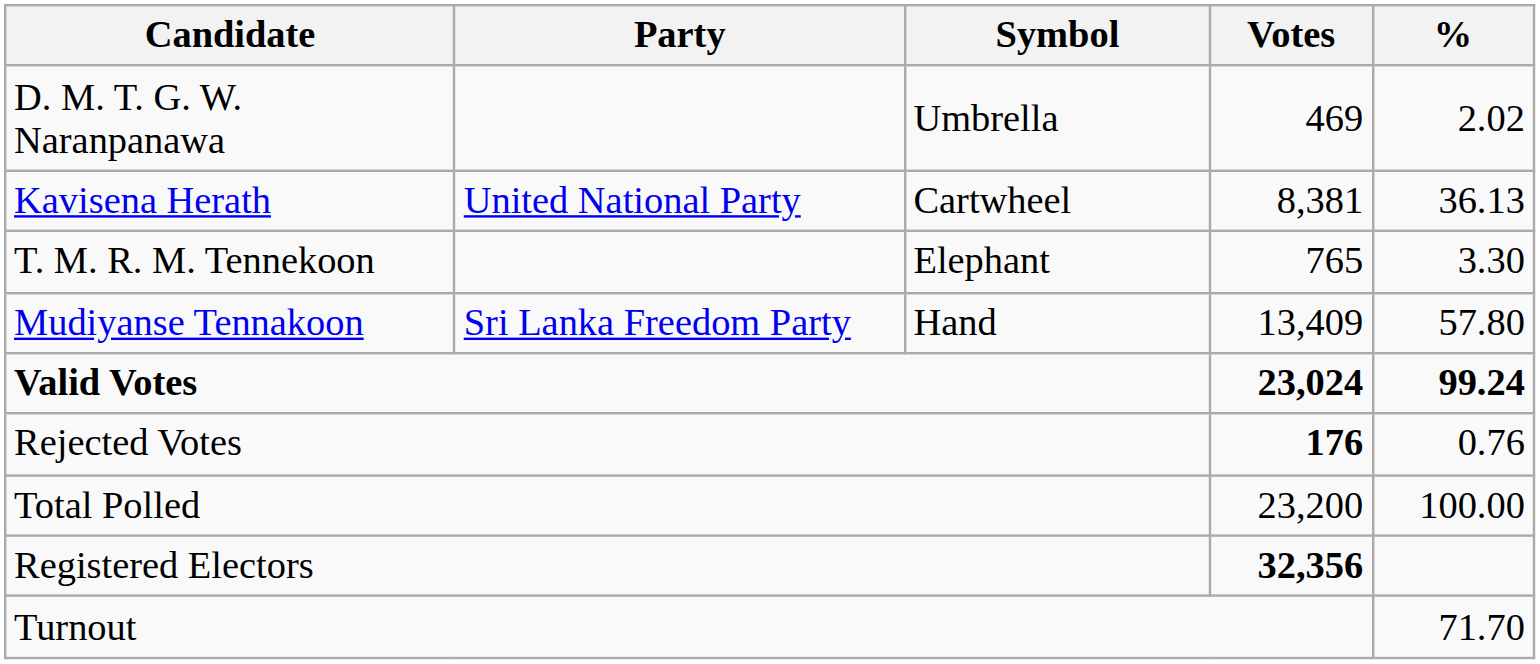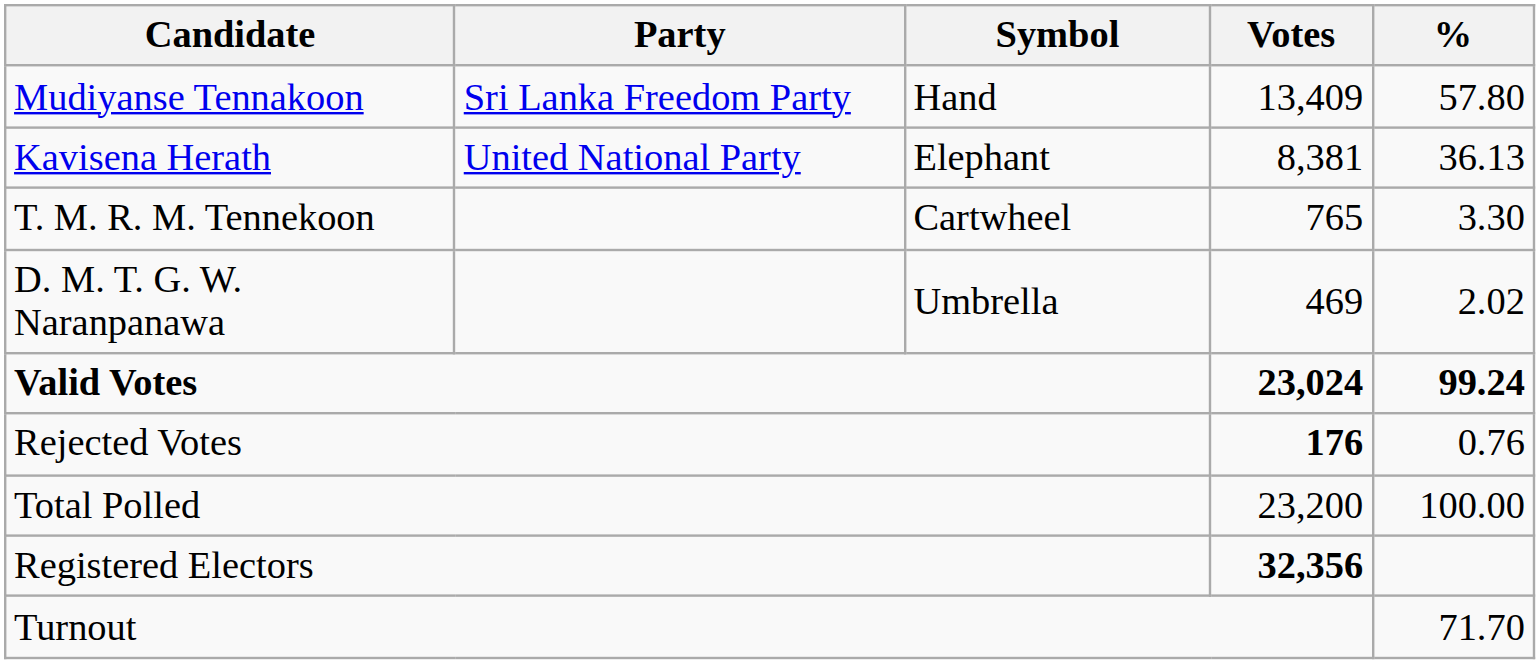rows swapped: (189, 321) <-> (128, 117)
(992, 199) Cartwheel -> (982, 156) Elephant
(982, 260) Elephant -> (992, 217) Cartwheel
